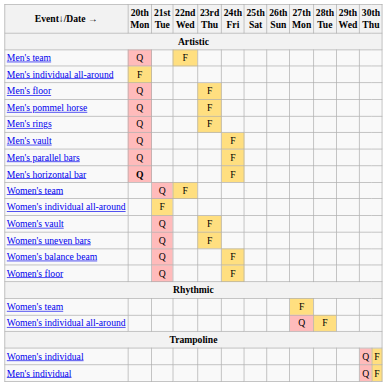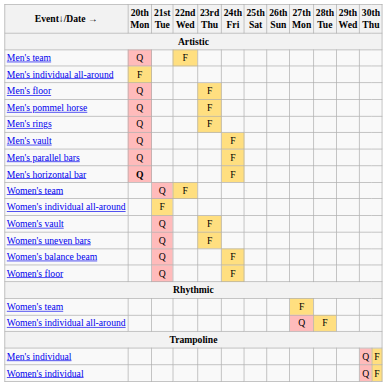rows swapped: (39, 373) <-> (45, 356)
